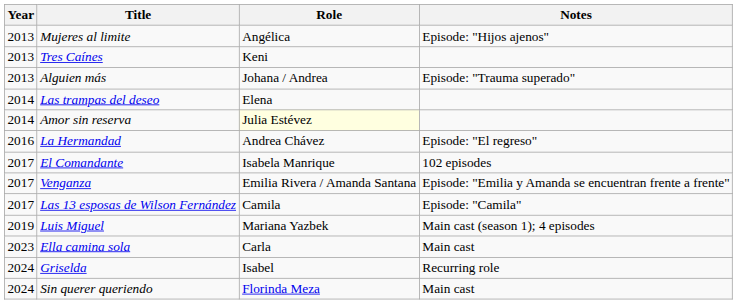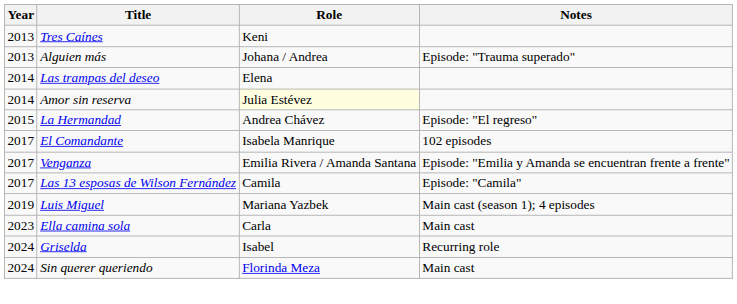- row: (85, 36)
(21, 141) 2016 -> (21, 120) 2015
